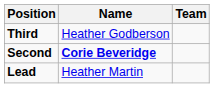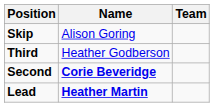+ row: (20, 33)
(102, 72) normal -> (105, 92) bold
